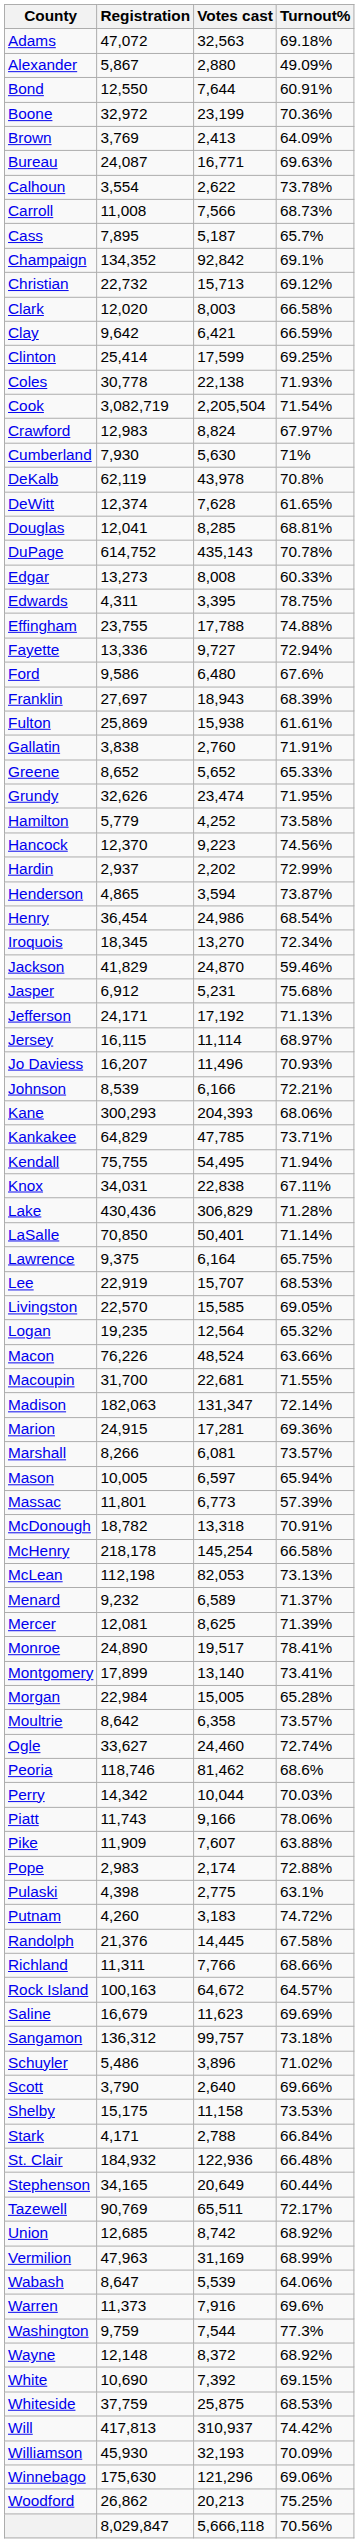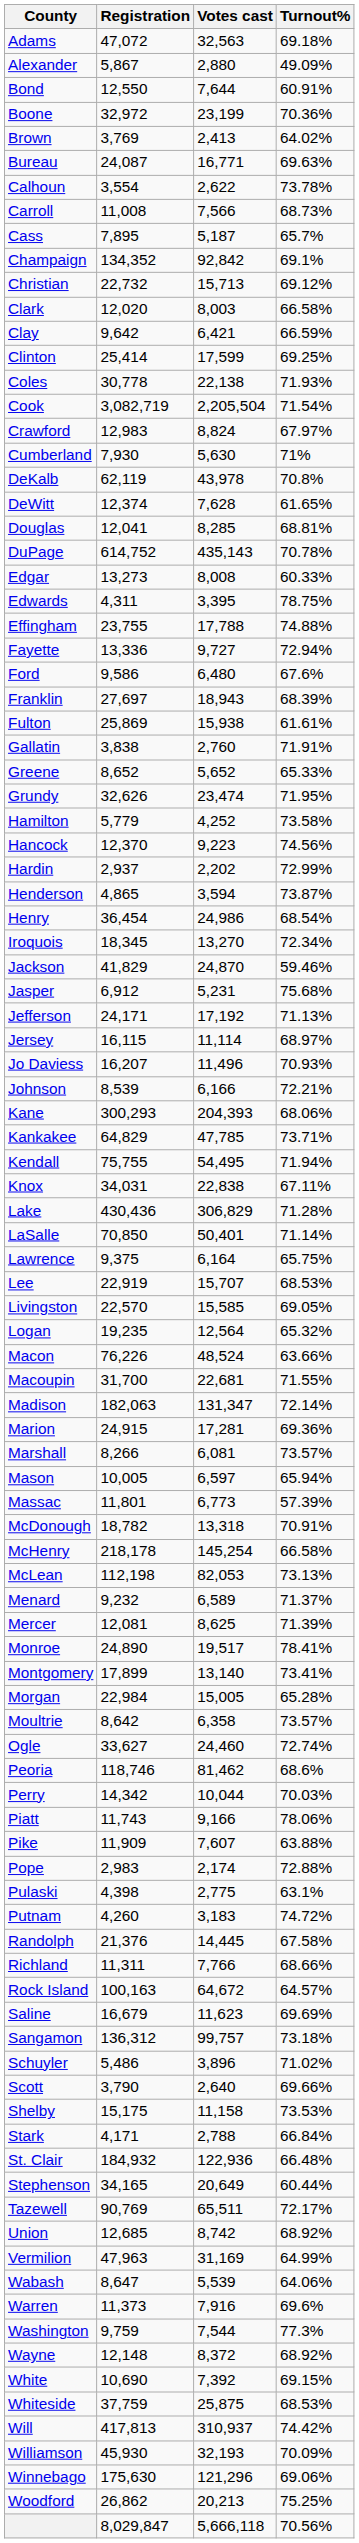(306, 138) 64.09% -> (306, 138) 64.02%
(306, 2257) 68.99% -> (306, 2257) 64.99%
